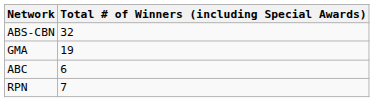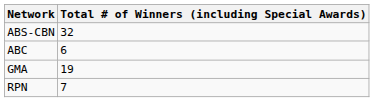rows swapped: (17, 69) <-> (17, 51)
